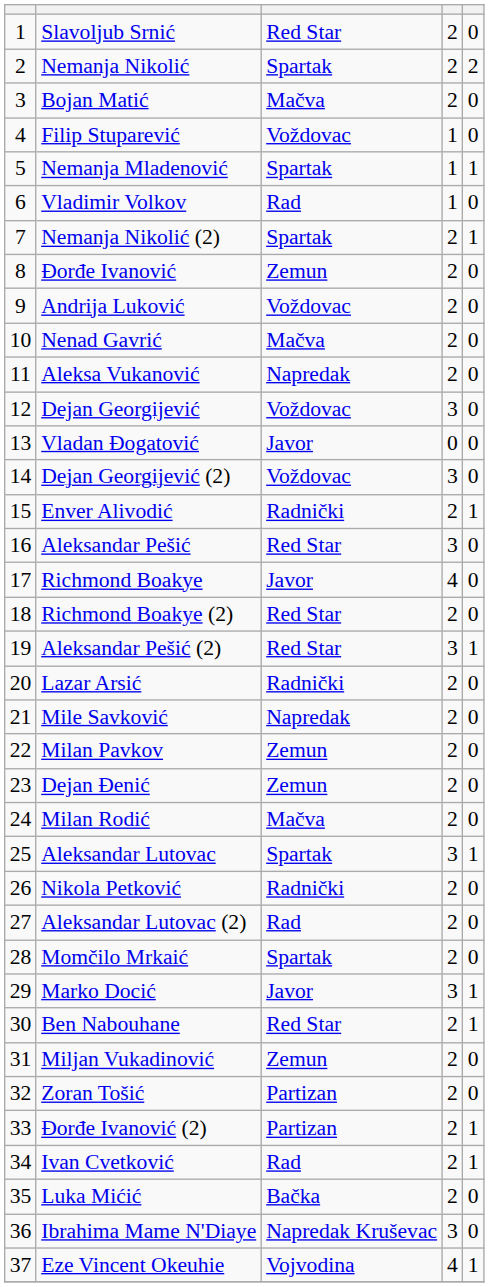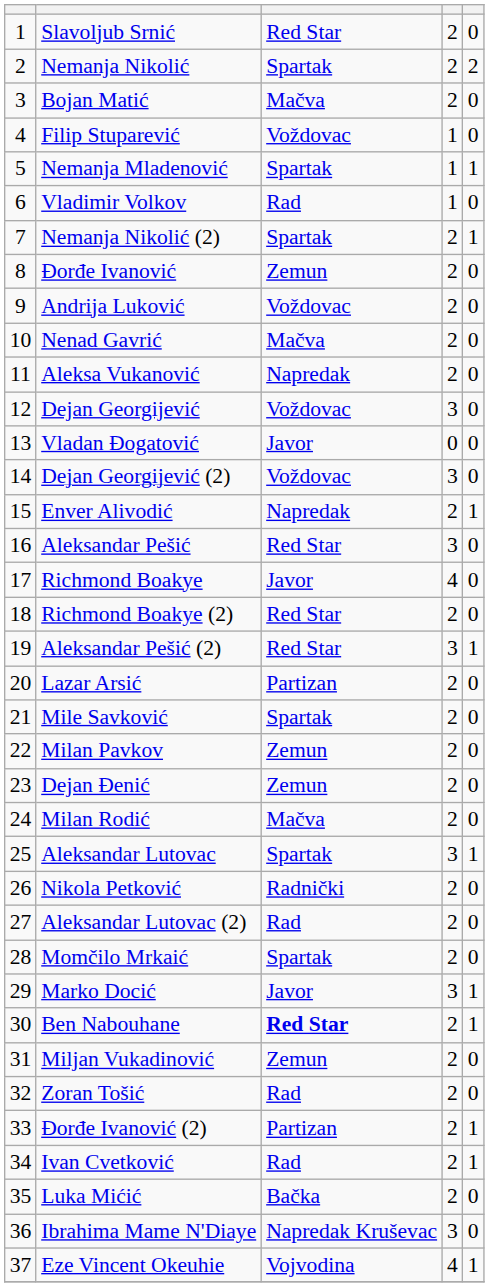(305, 511) Radnički -> (308, 511) Napredak
(305, 682) Radnički -> (302, 682) Partizan
(308, 716) Napredak -> (299, 716) Spartak
(304, 1025) normal -> (307, 1025) bold
(302, 1093) Partizan -> (284, 1093) Rad
